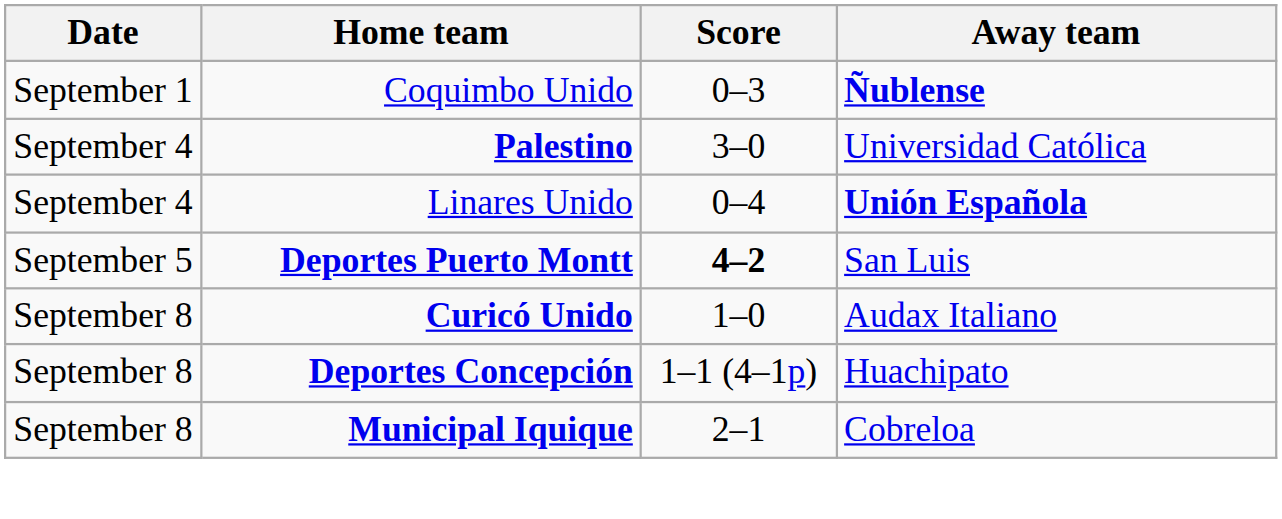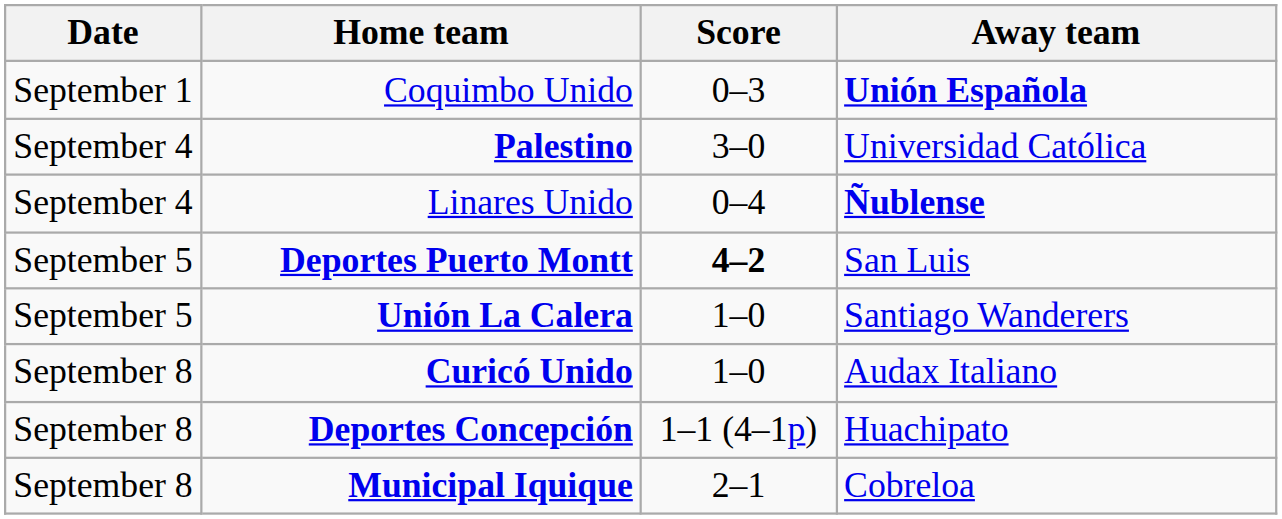(915, 89) Ñublense -> (966, 89) Unión Española
(966, 202) Unión Española -> (915, 202) Ñublense
+ row: (505, 315)
